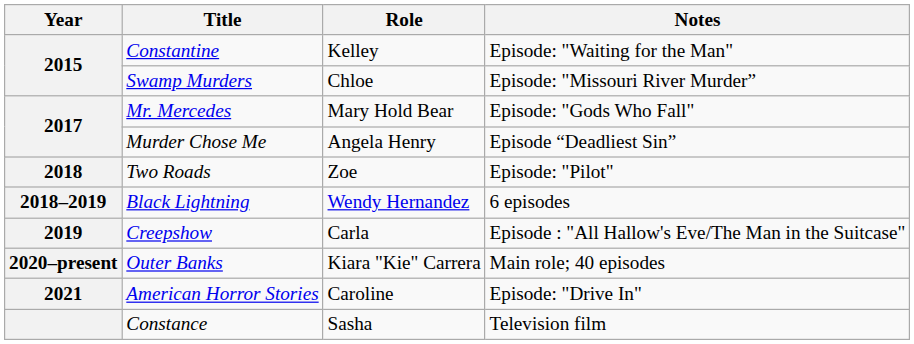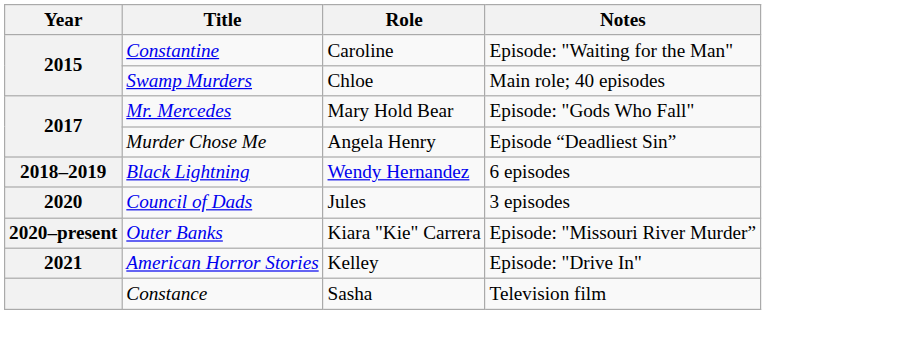(353, 50) Kelley -> (361, 50) Caroline
(623, 80) Episode: "Missouri River Murder” -> (577, 80) Main role; 40 episodes
- row: (169, 171)
- row: (169, 232)
+ row: (189, 202)
(577, 263) Main role; 40 episodes -> (623, 232) Episode: "Missouri River Murder”
(361, 293) Caroline -> (353, 263) Kelley
